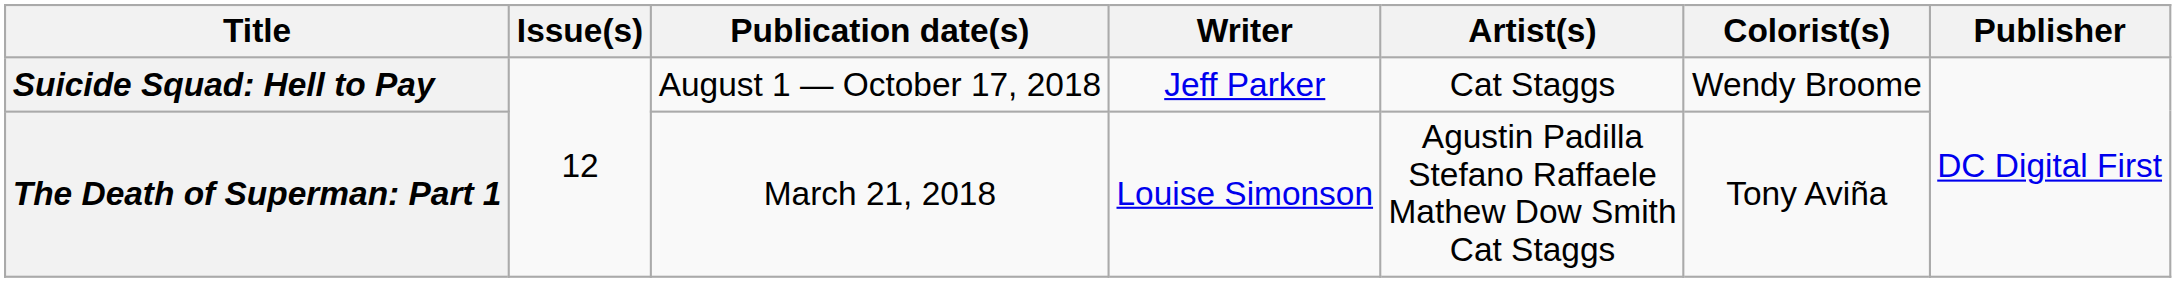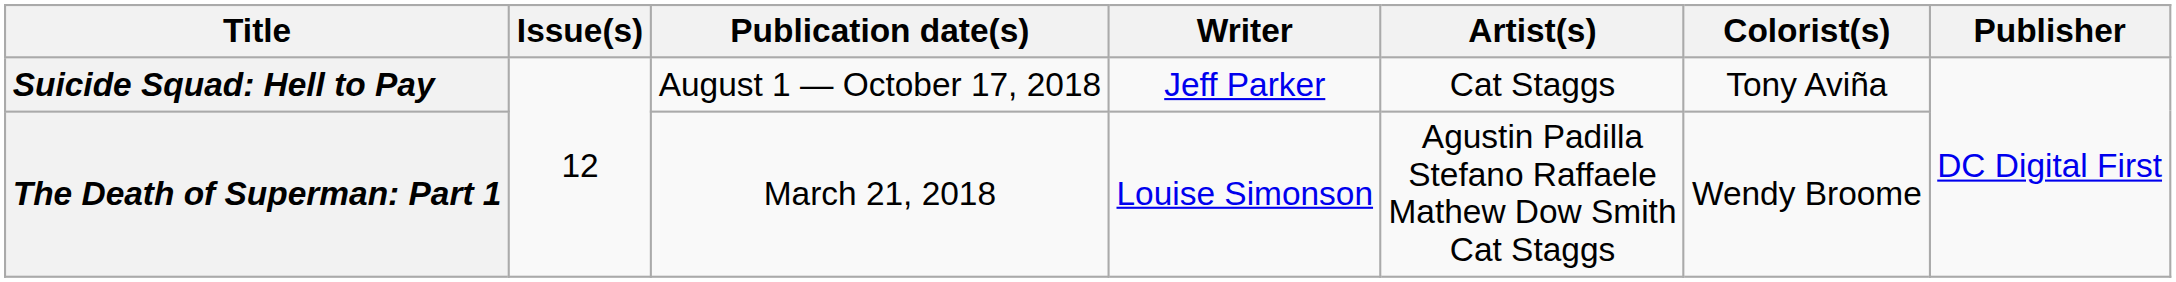(1807, 84) Wendy Broome -> (1807, 84) Tony Aviña
(1807, 193) Tony Aviña -> (1807, 193) Wendy Broome
